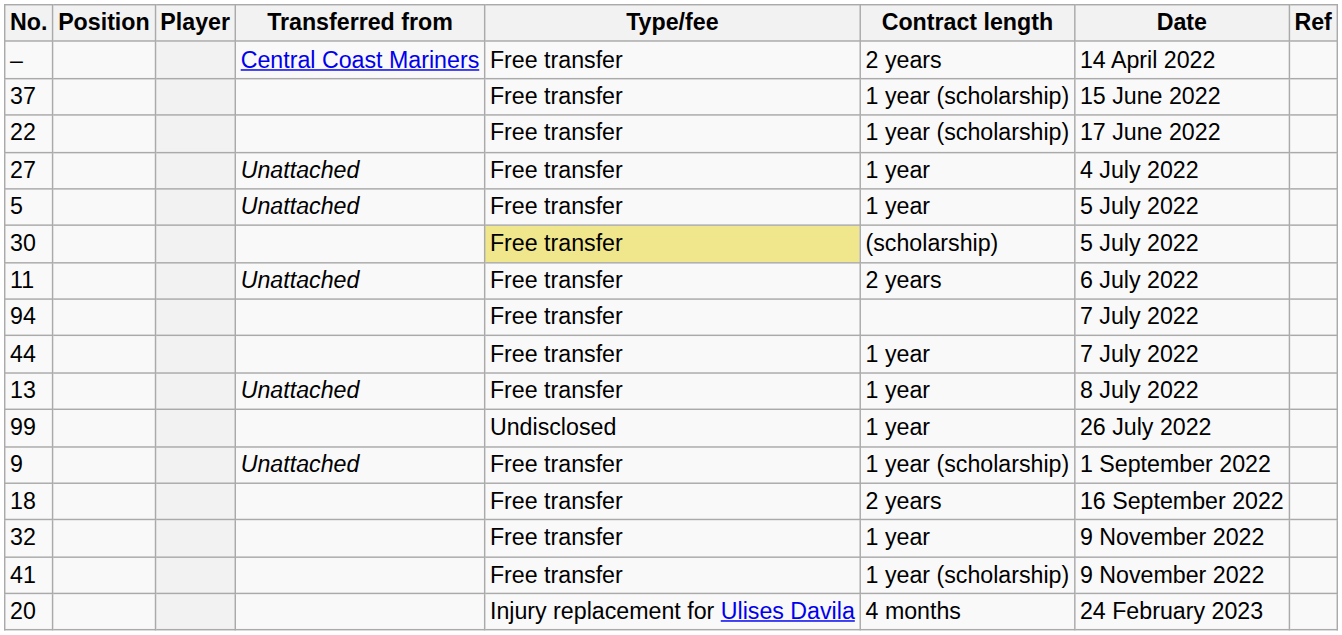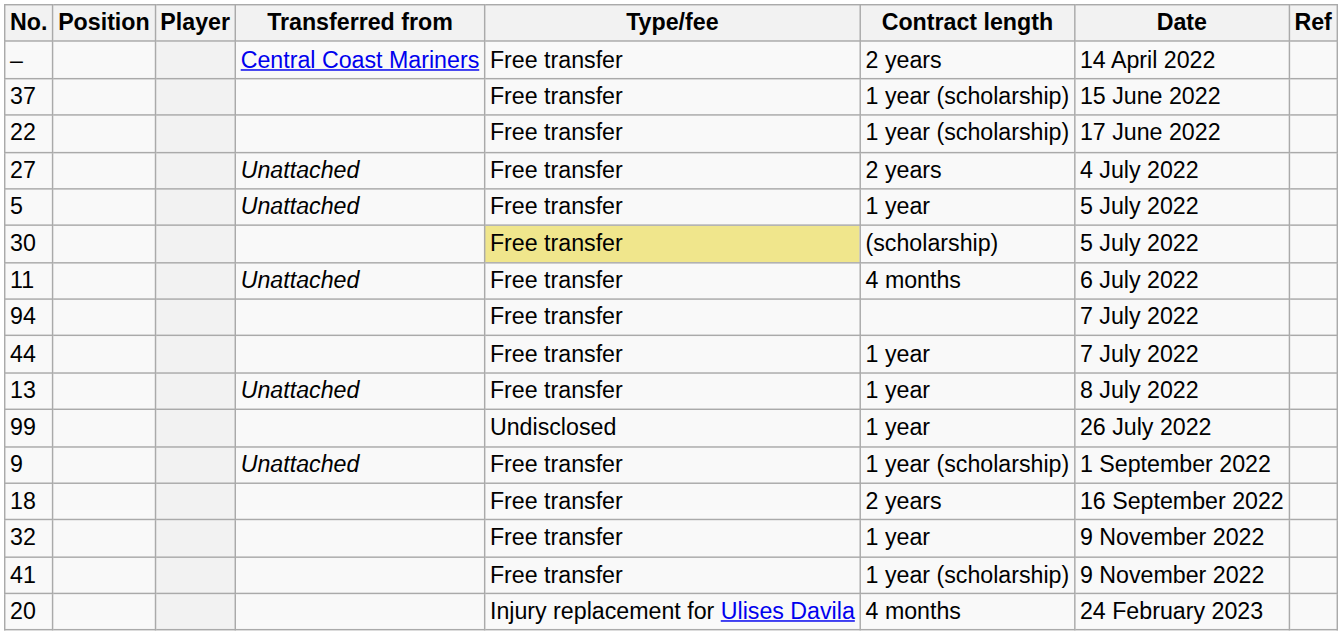(898, 170) 1 year -> (904, 170) 2 years
(904, 280) 2 years -> (913, 280) 4 months
